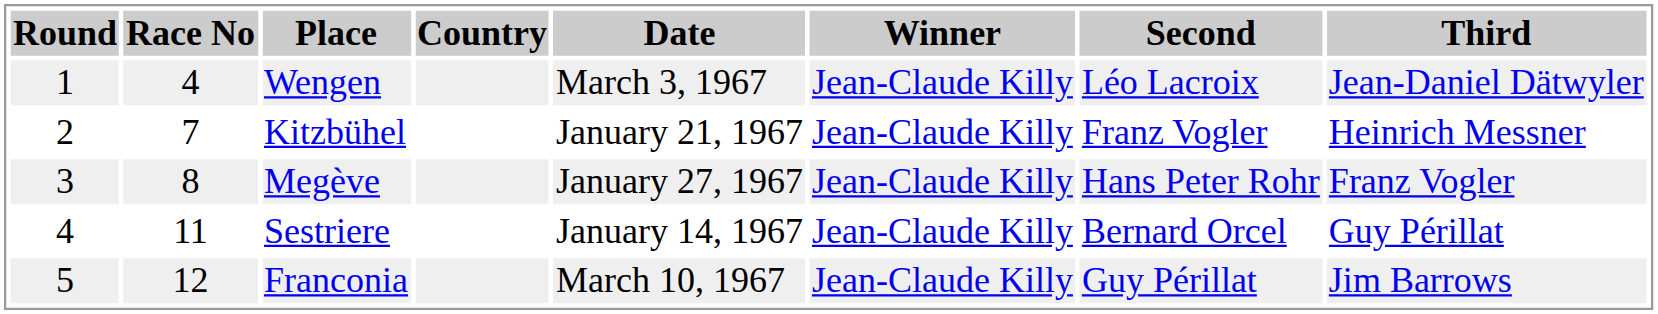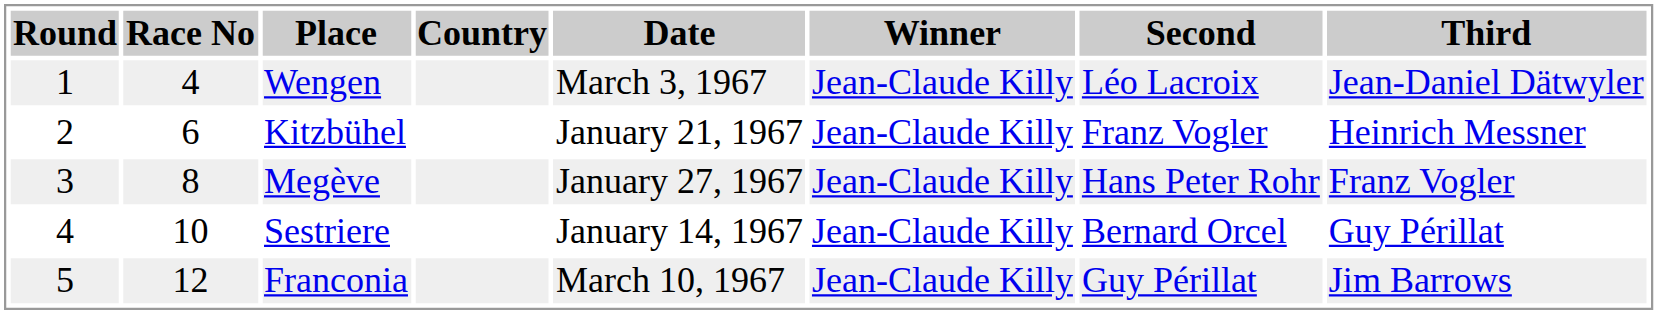(191, 131) 7 -> (191, 131) 6
(191, 230) 11 -> (191, 230) 10
